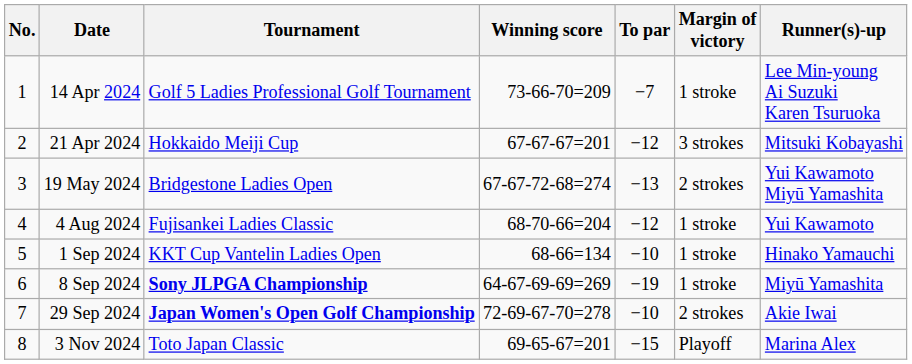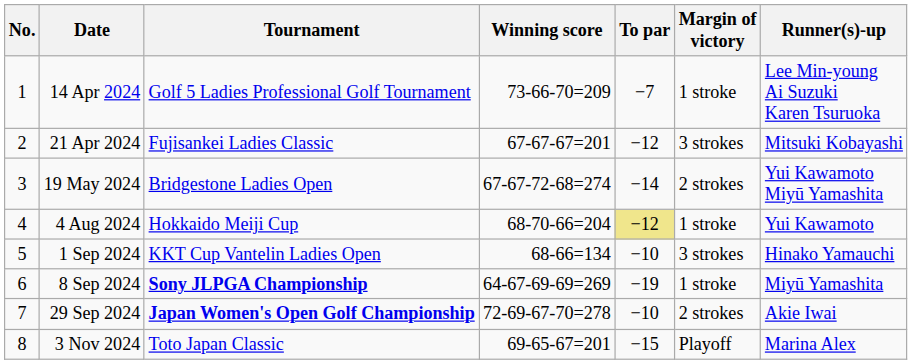(223, 143) Hokkaido Meiji Cup -> (241, 143) Fujisankei Ladies Classic
(645, 184) −13 -> (645, 184) −14
(241, 224) Fujisankei Ladies Classic -> (223, 224) Hokkaido Meiji Cup
(645, 224) no background -> (645, 224) khaki background
(708, 254) 1 stroke -> (711, 254) 3 strokes
